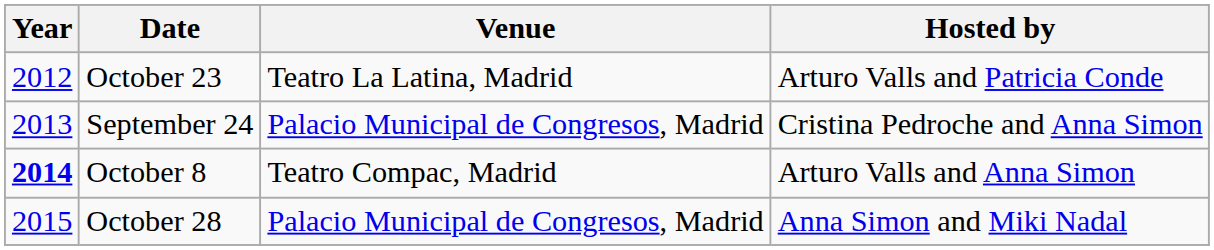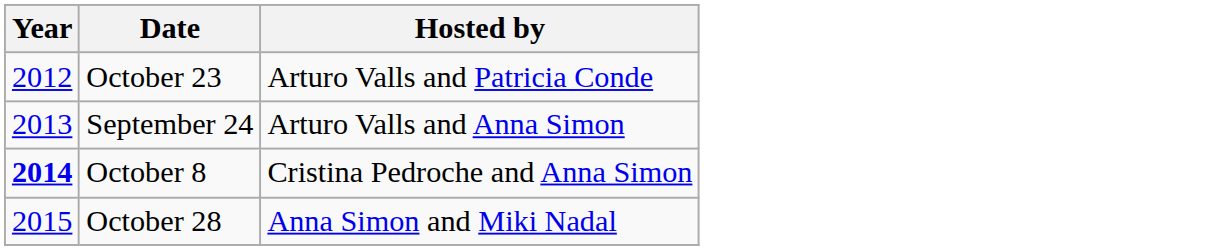- column: (516, 28)
(990, 124) Cristina Pedroche and Anna Simon -> (446, 124) Arturo Valls and Anna Simon
(956, 172) Arturo Valls and Anna Simon -> (480, 172) Cristina Pedroche and Anna Simon
